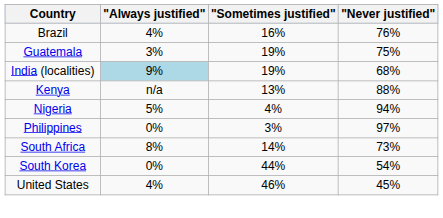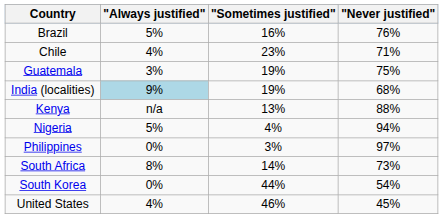(154, 33) 4% -> (154, 33) 5%
+ row: (53, 52)
